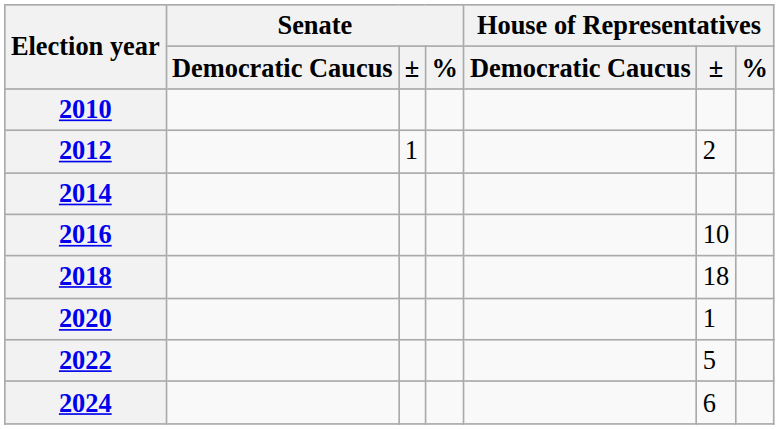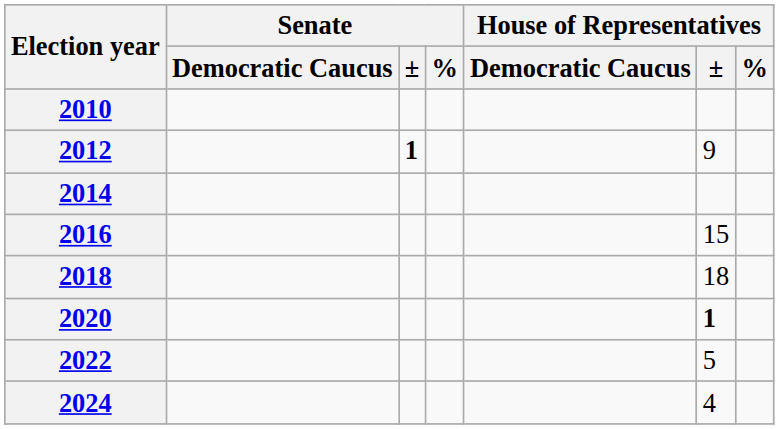(411, 151) normal -> (411, 151) bold
(709, 151) 2 -> (709, 151) 9
(716, 234) 10 -> (716, 234) 15
(709, 318) normal -> (709, 318) bold
(709, 402) 6 -> (709, 402) 4
